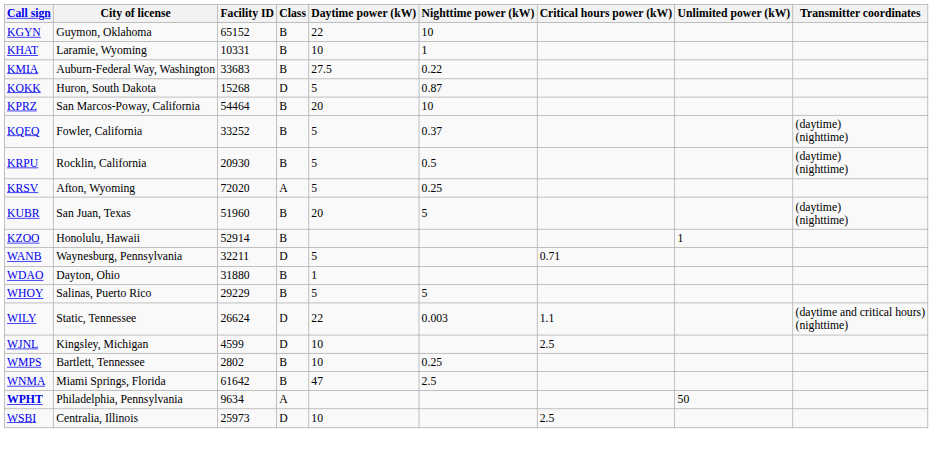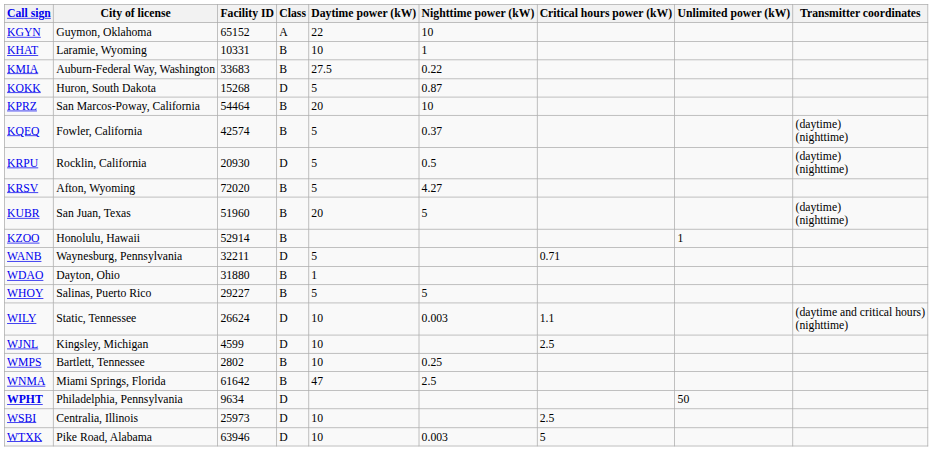(283, 32) B -> (284, 32) A
(235, 131) 33252 -> (235, 131) 42574
(283, 163) B -> (284, 163) D
(284, 188) A -> (283, 188) B
(432, 188) 0.25 -> (432, 188) 4.27
(235, 293) 29229 -> (235, 293) 29227
(317, 319) 22 -> (317, 319) 10
(284, 399) A -> (284, 399) D
+ row: (25, 436)
